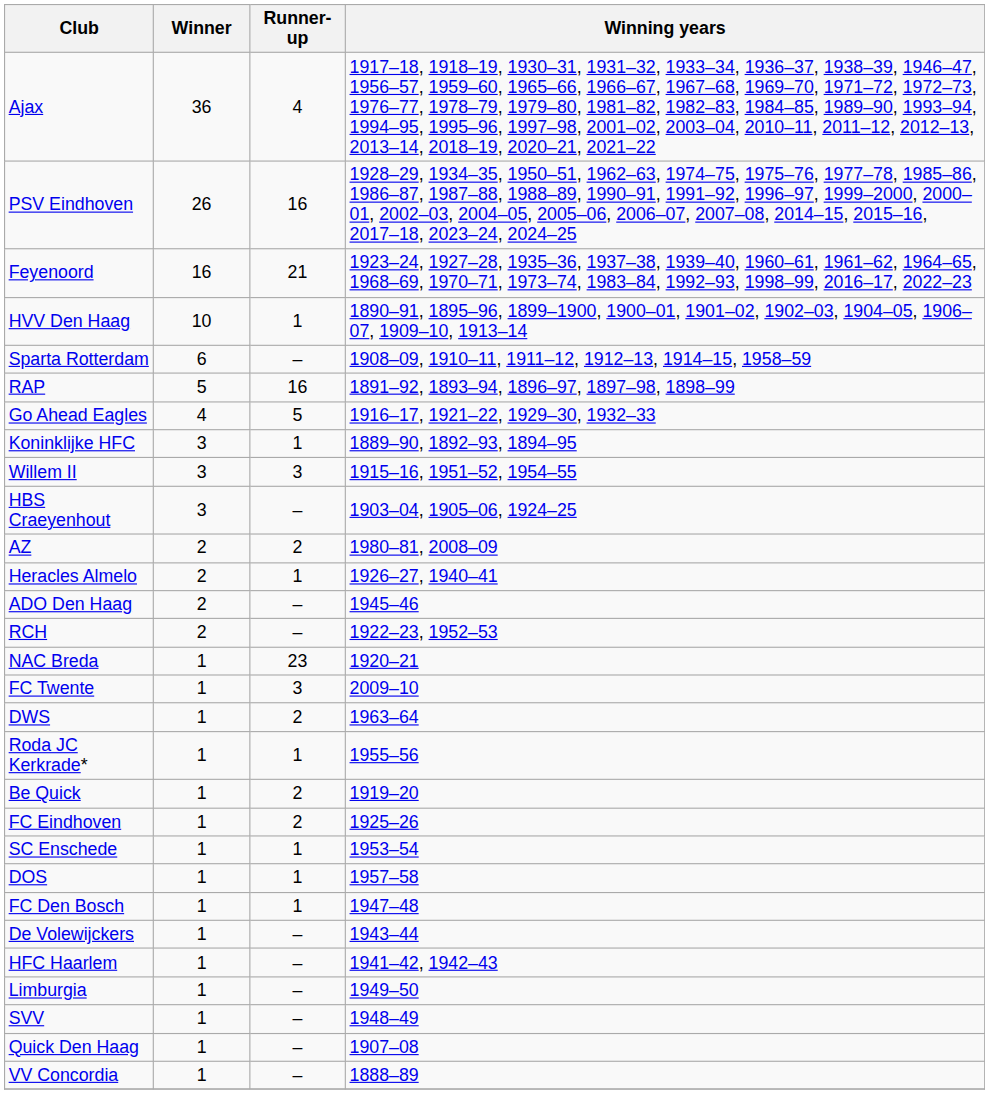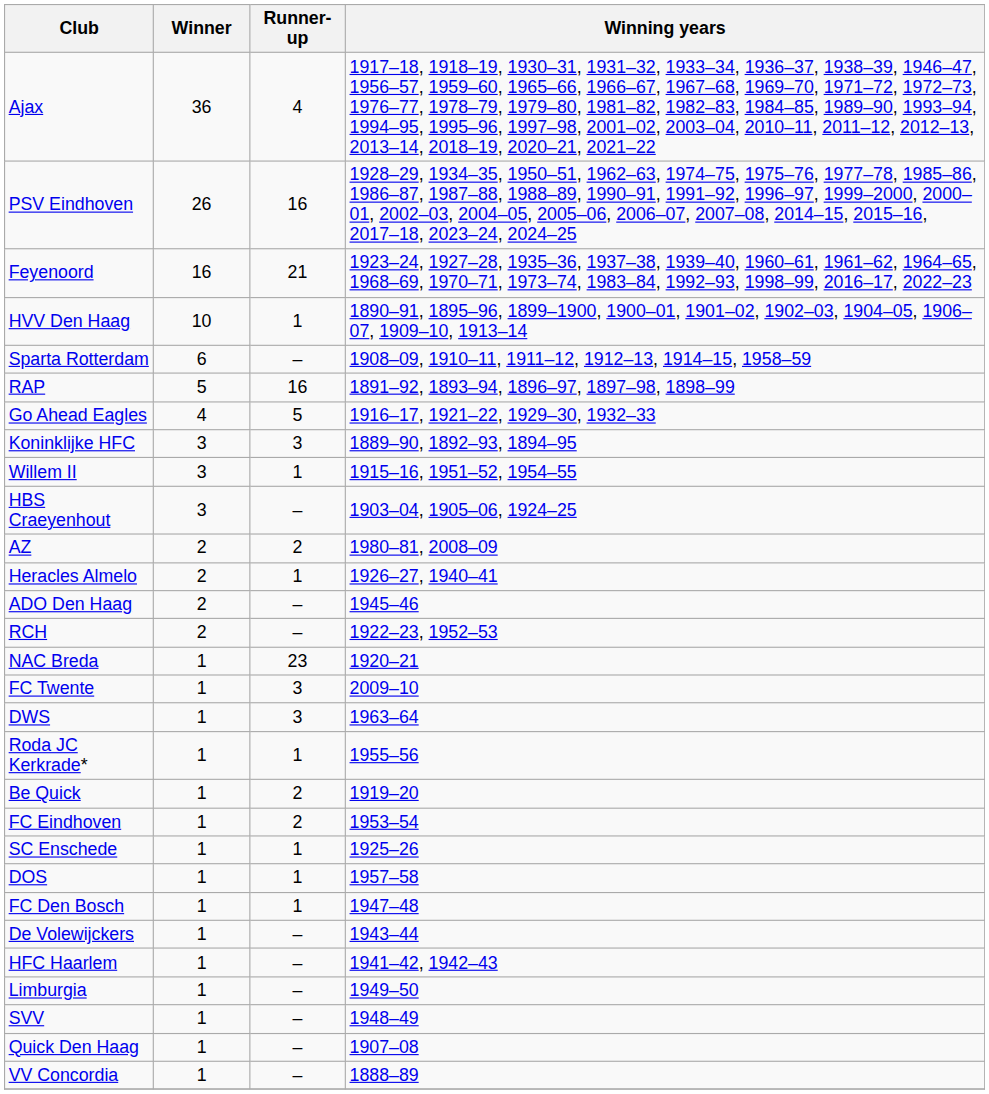(298, 443) 1 -> (298, 443) 3
(298, 471) 3 -> (298, 471) 1
(298, 717) 2 -> (298, 717) 3
(384, 821) 1925–26 -> (384, 821) 1953–54
(384, 849) 1953–54 -> (384, 849) 1925–26
